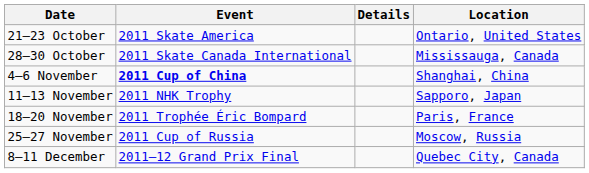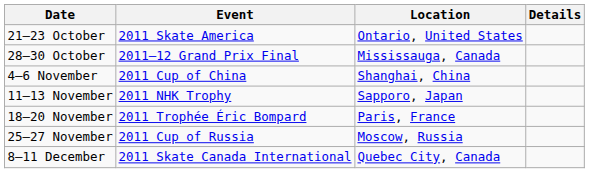columns swapped: (499, 15) <-> (384, 15)
(235, 55) 2011 Skate Canada International -> (209, 55) 2011–12 Grand Prix Final
(182, 76) bold -> (182, 76) normal
(209, 157) 2011–12 Grand Prix Final -> (235, 157) 2011 Skate Canada International
